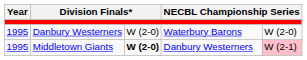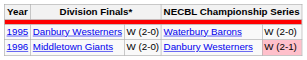(17, 47) 1995 -> (17, 47) 1996
(143, 47) bold -> (143, 47) normal
